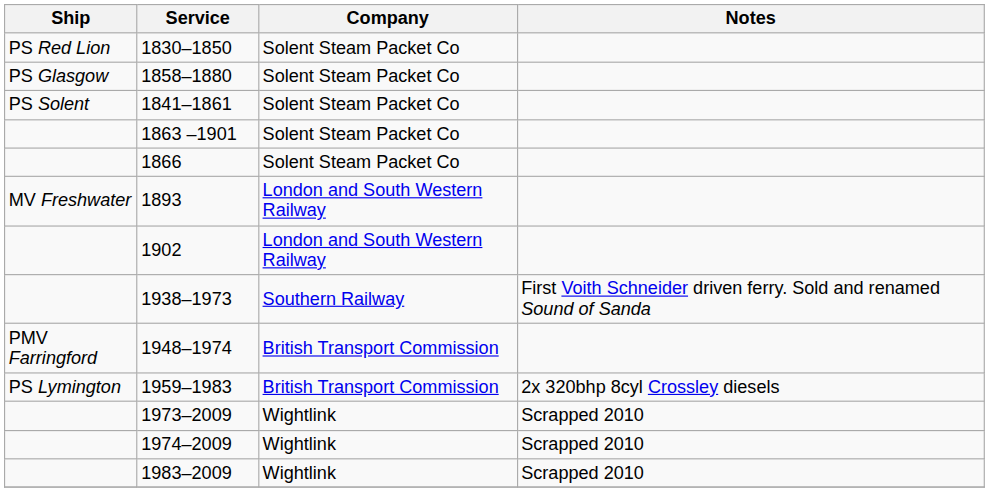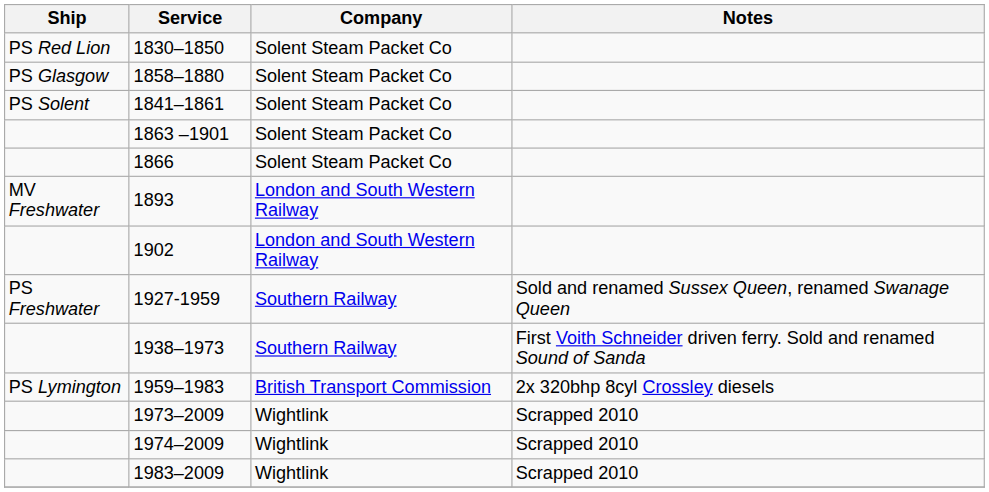+ row: (177, 299)
- row: (186, 348)
